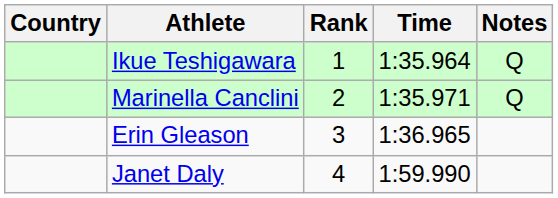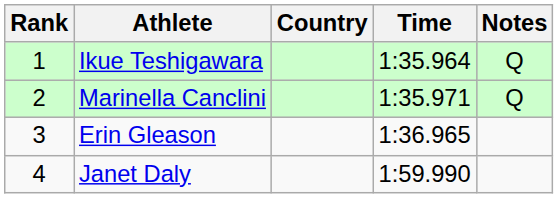columns swapped: (339, 23) <-> (56, 23)
